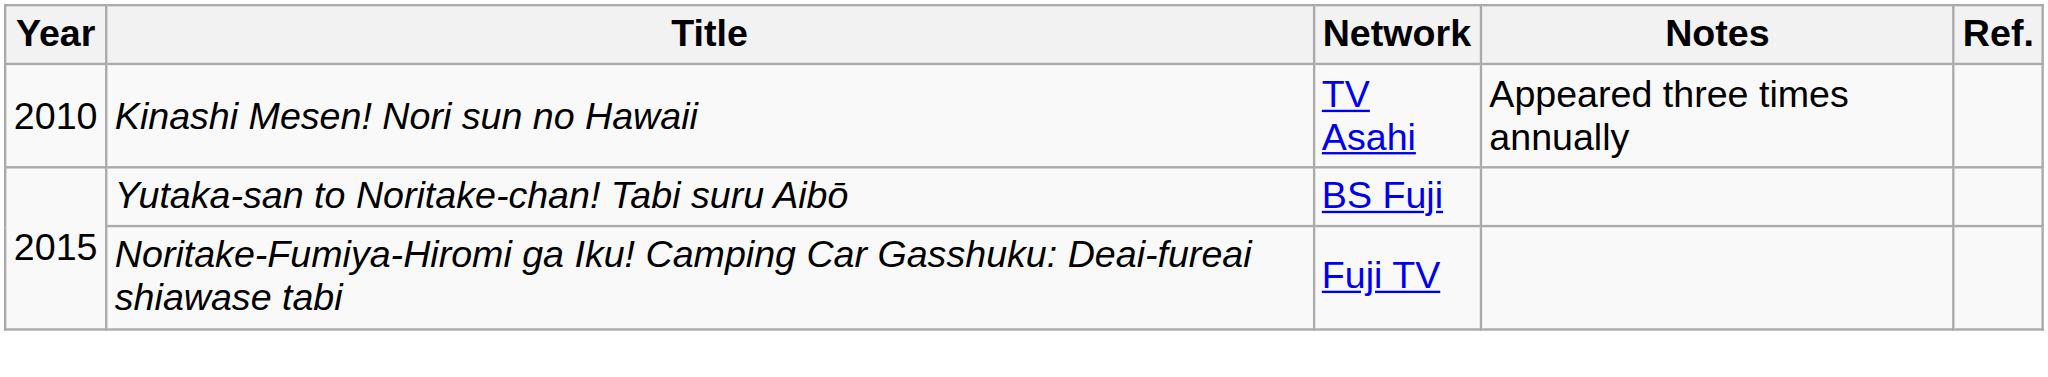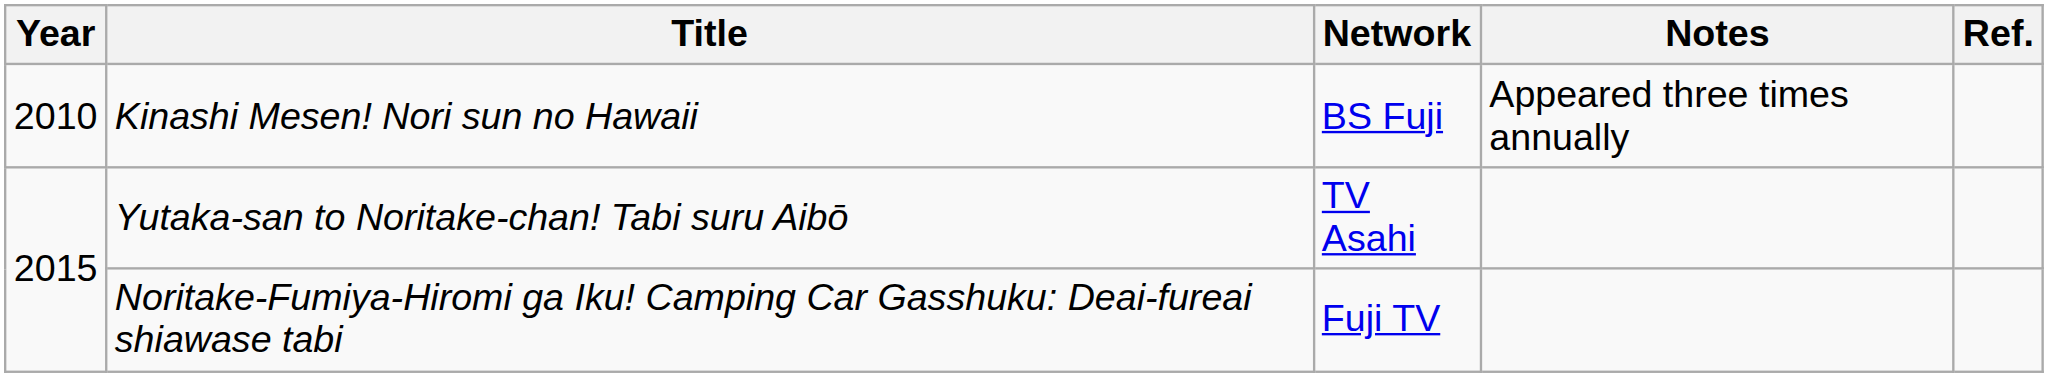(1369, 115) TV Asahi -> (1382, 115) BS Fuji
(1382, 195) BS Fuji -> (1369, 217) TV Asahi
